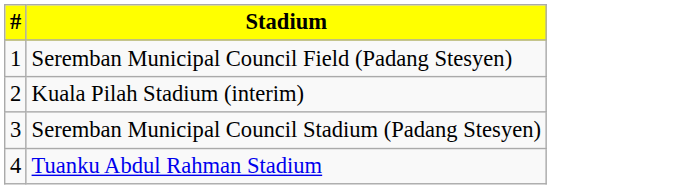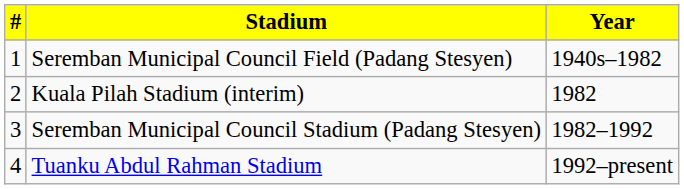+ column: (612, 22)
